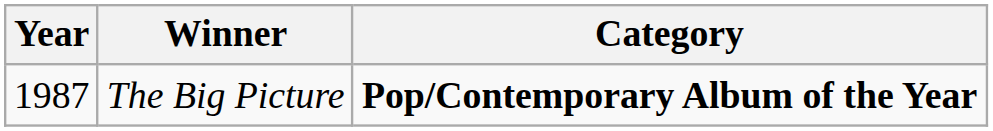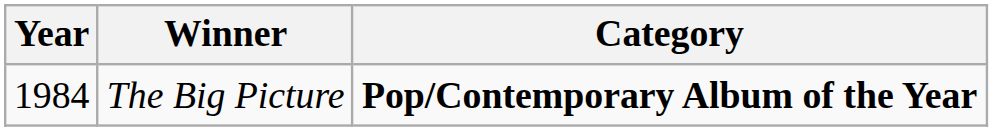(52, 94) 1987 -> (52, 94) 1984
